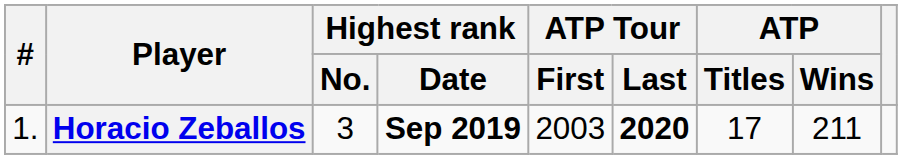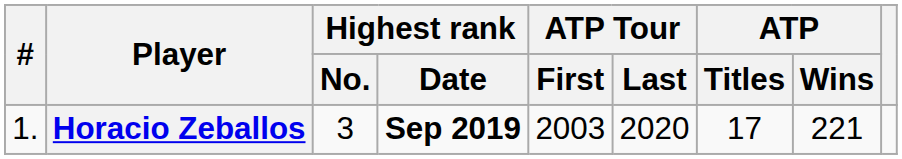(655, 128) bold -> (655, 128) normal
(837, 128) 211 -> (837, 128) 221
